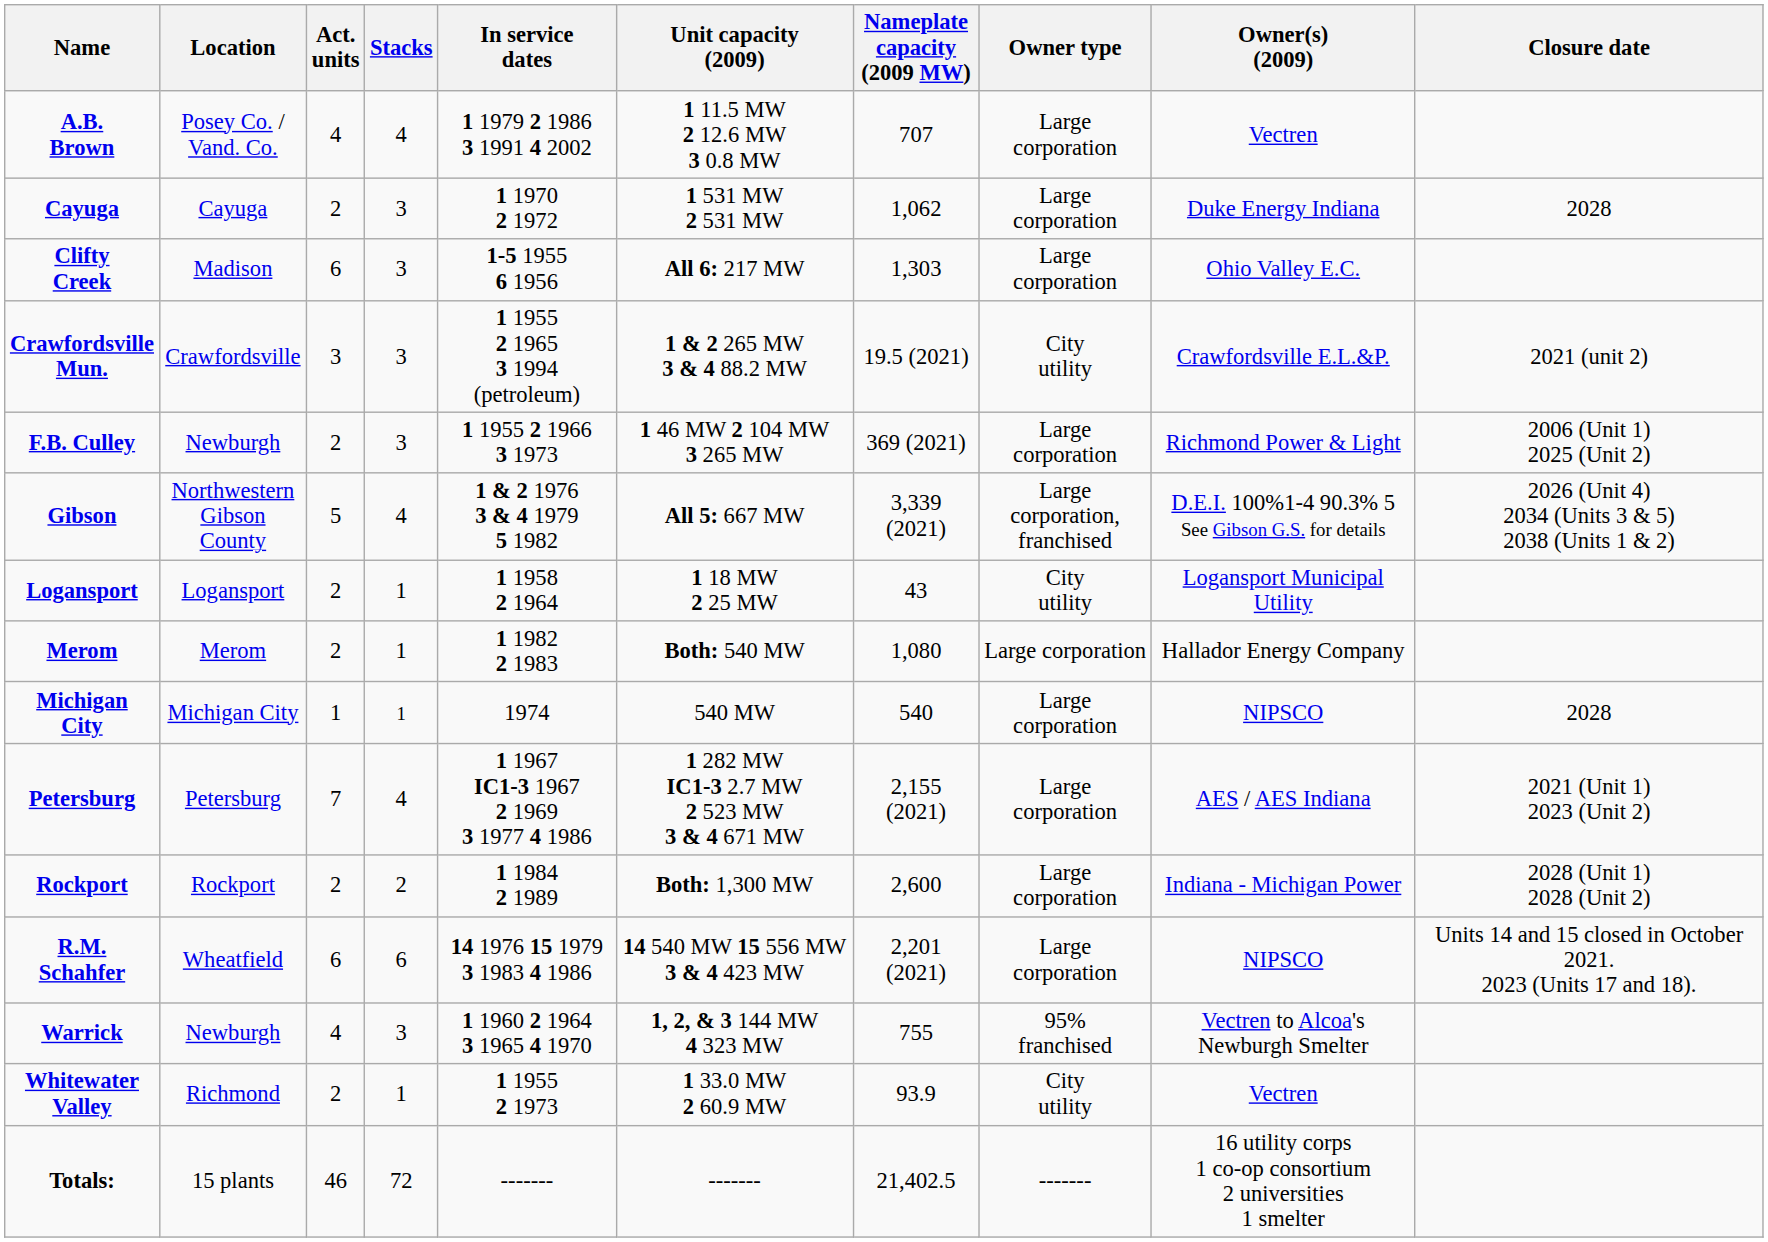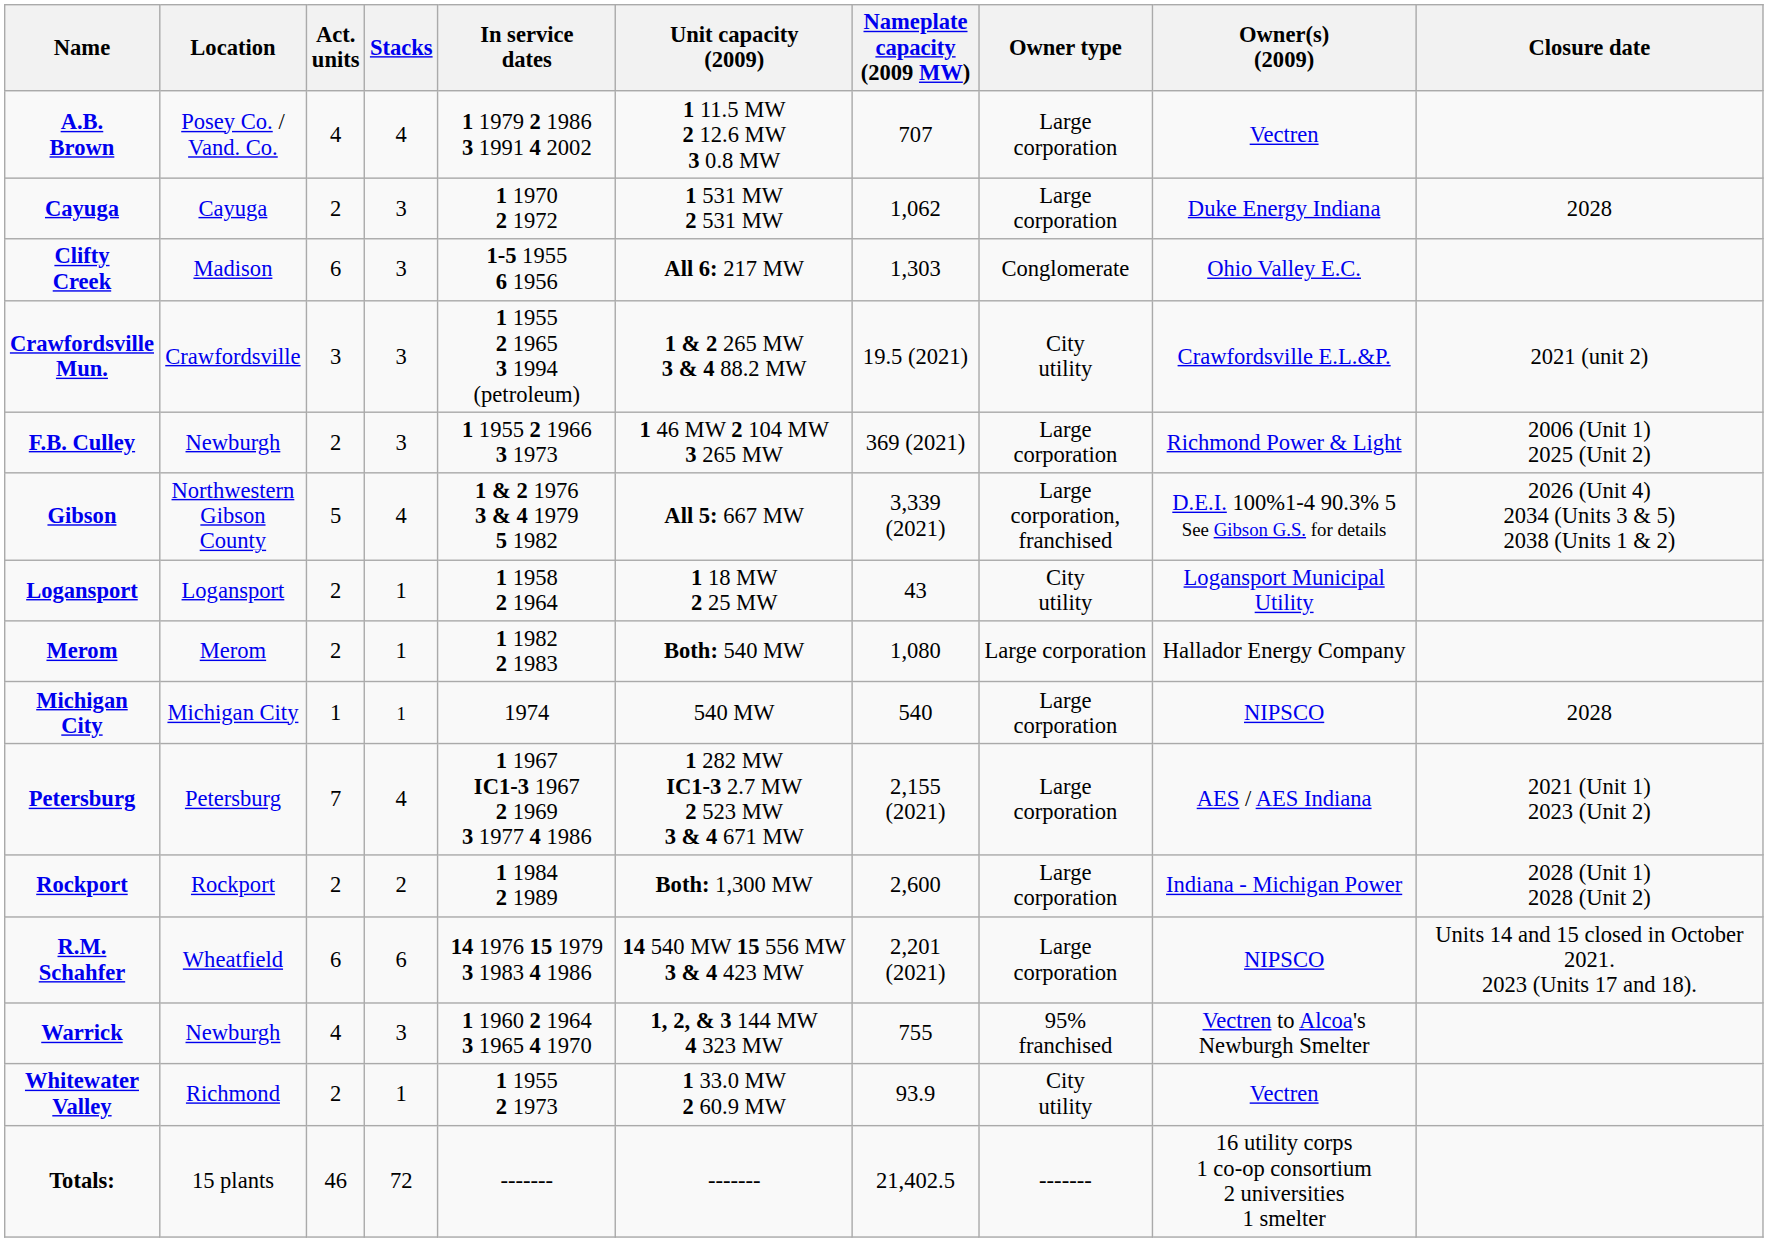(1065, 269) Large corporation -> (1065, 269) Conglomerate
